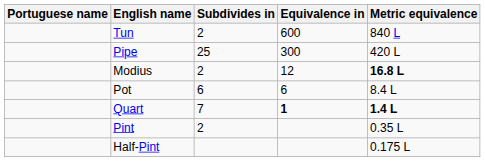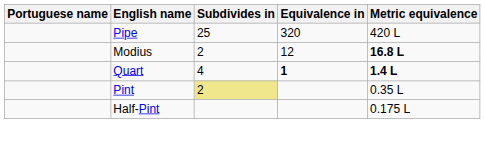- row: (123, 33)
(290, 52) 300 -> (290, 33) 320
- row: (122, 90)
(200, 109) 7 -> (200, 71) 4
(200, 128) no background -> (200, 90) khaki background
